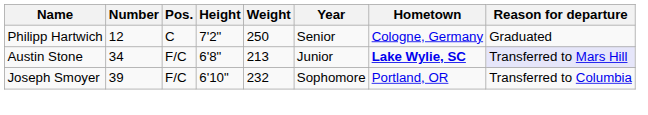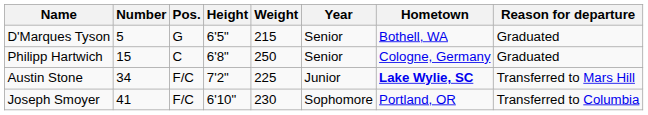+ row: (59, 36)
(116, 36) 12 -> (124, 57) 15
(210, 36) 7'2" -> (218, 57) 6'8"
(210, 57) 6'8" -> (218, 78) 7'2"
(258, 57) 213 -> (265, 78) 225
(558, 57) lavender background -> (566, 78) no background
(116, 78) 39 -> (124, 99) 41
(258, 78) 232 -> (265, 99) 230
